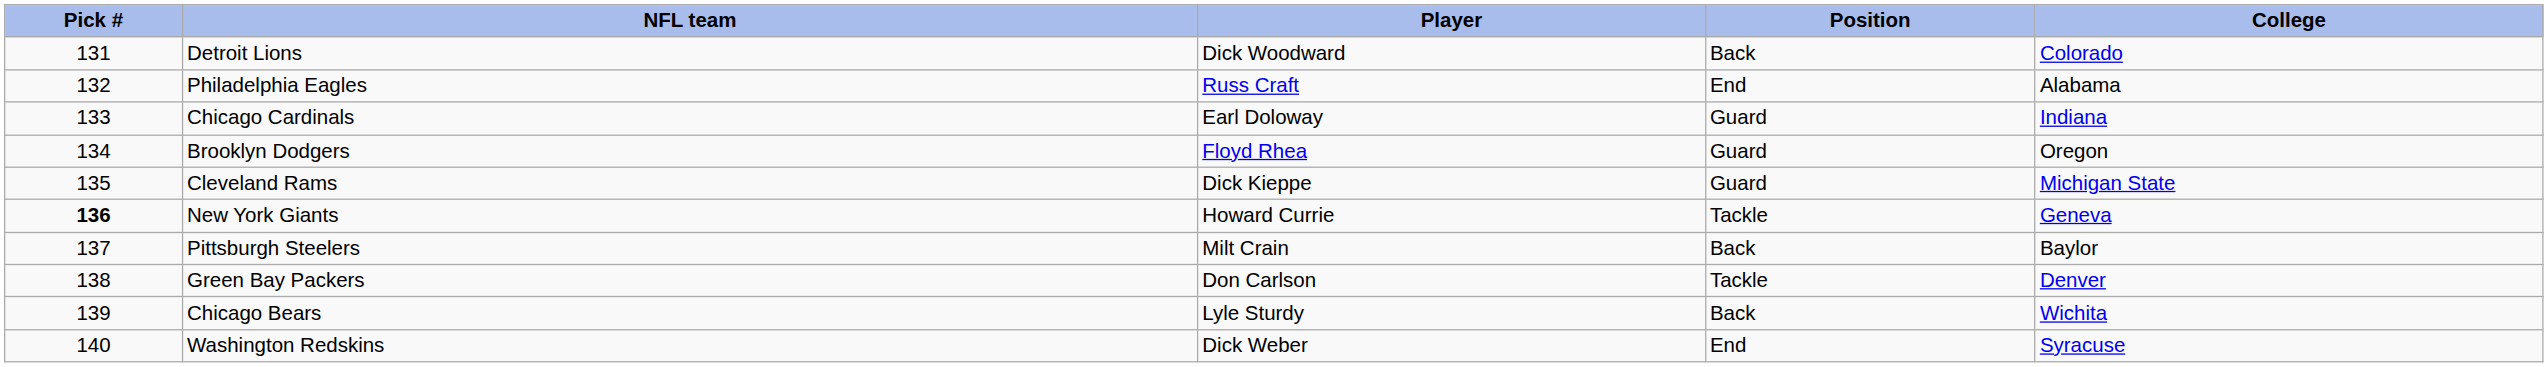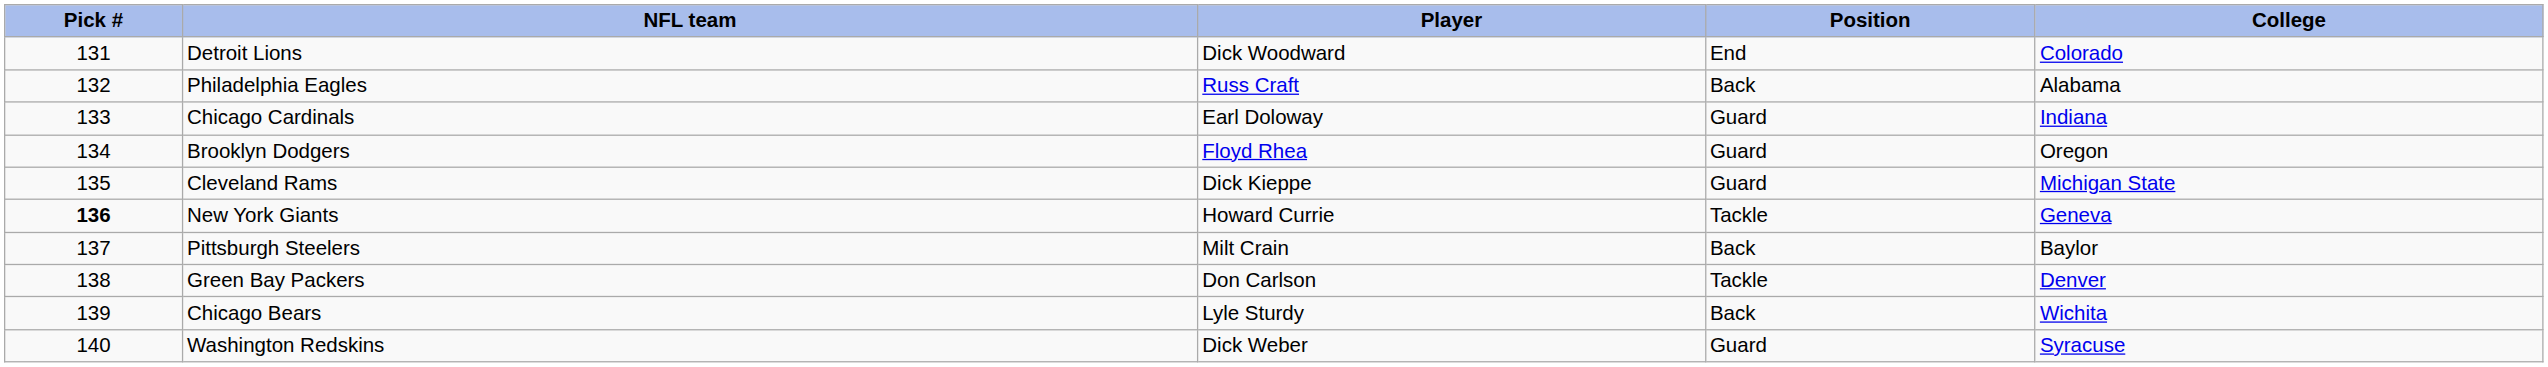(1733, 53) Back -> (1728, 53) End
(1728, 85) End -> (1733, 85) Back
(1728, 345) End -> (1738, 345) Guard
